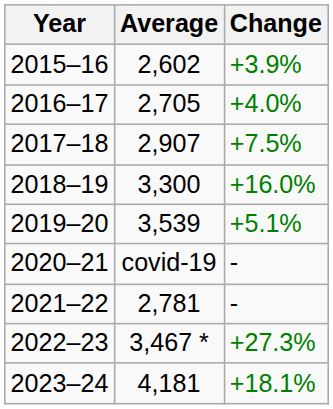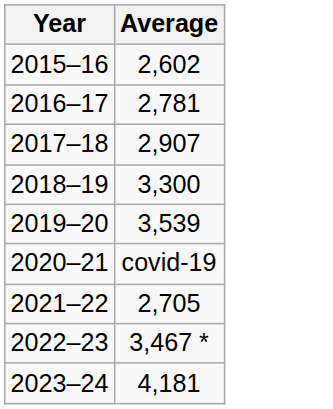- column: (276, 24)
(169, 104) 2,705 -> (169, 104) 2,781
(169, 303) 2,781 -> (169, 303) 2,705
